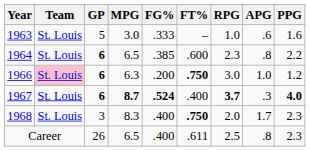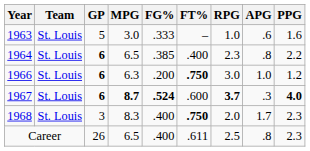(197, 55) .600 -> (197, 55) .400
(60, 75) pink background -> (60, 75) no background
(197, 96) .400 -> (197, 96) .600
